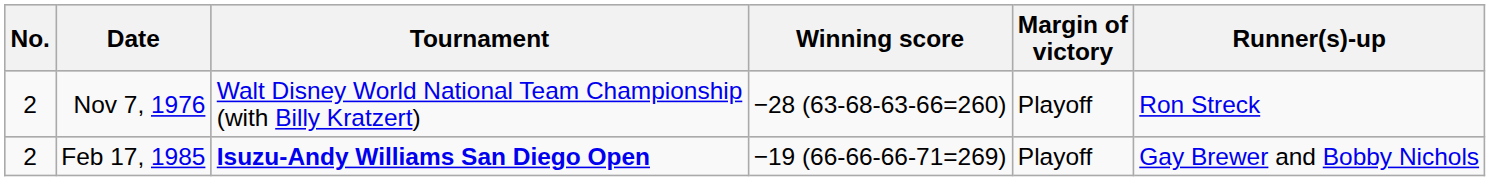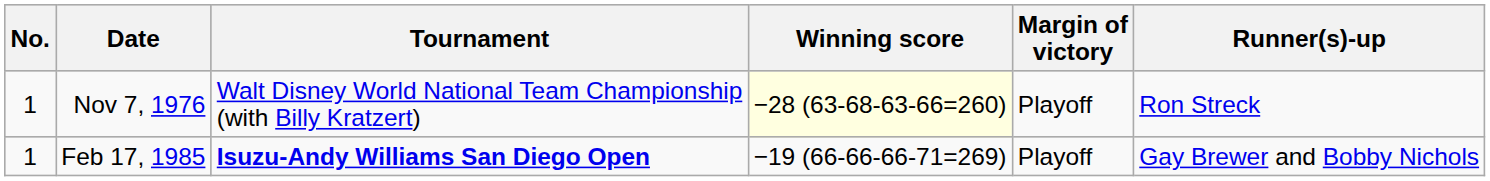(30, 104) 2 -> (30, 104) 1
(880, 104) no background -> (880, 104) lightyellow background
(30, 157) 2 -> (30, 157) 1
